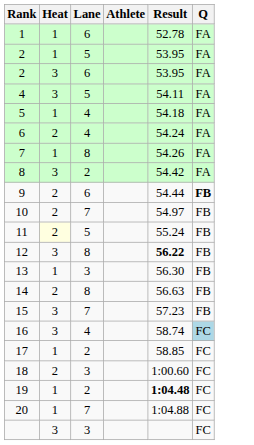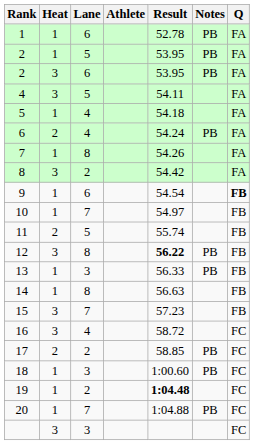+ column: (210, 14)
(55, 192) 2 -> (55, 192) 1
(170, 192) 54.44 -> (170, 192) 54.54
(55, 212) 2 -> (55, 212) 1
(55, 232) lightyellow background -> (55, 232) no background
(170, 232) 55.24 -> (170, 232) 55.74
(170, 271) 56.30 -> (170, 271) 56.33
(55, 291) 2 -> (55, 291) 1
(170, 331) 58.74 -> (170, 331) 58.72
(203, 331) lightblue background -> (239, 331) no background
(55, 350) 1 -> (55, 350) 2
(55, 370) 2 -> (55, 370) 1
